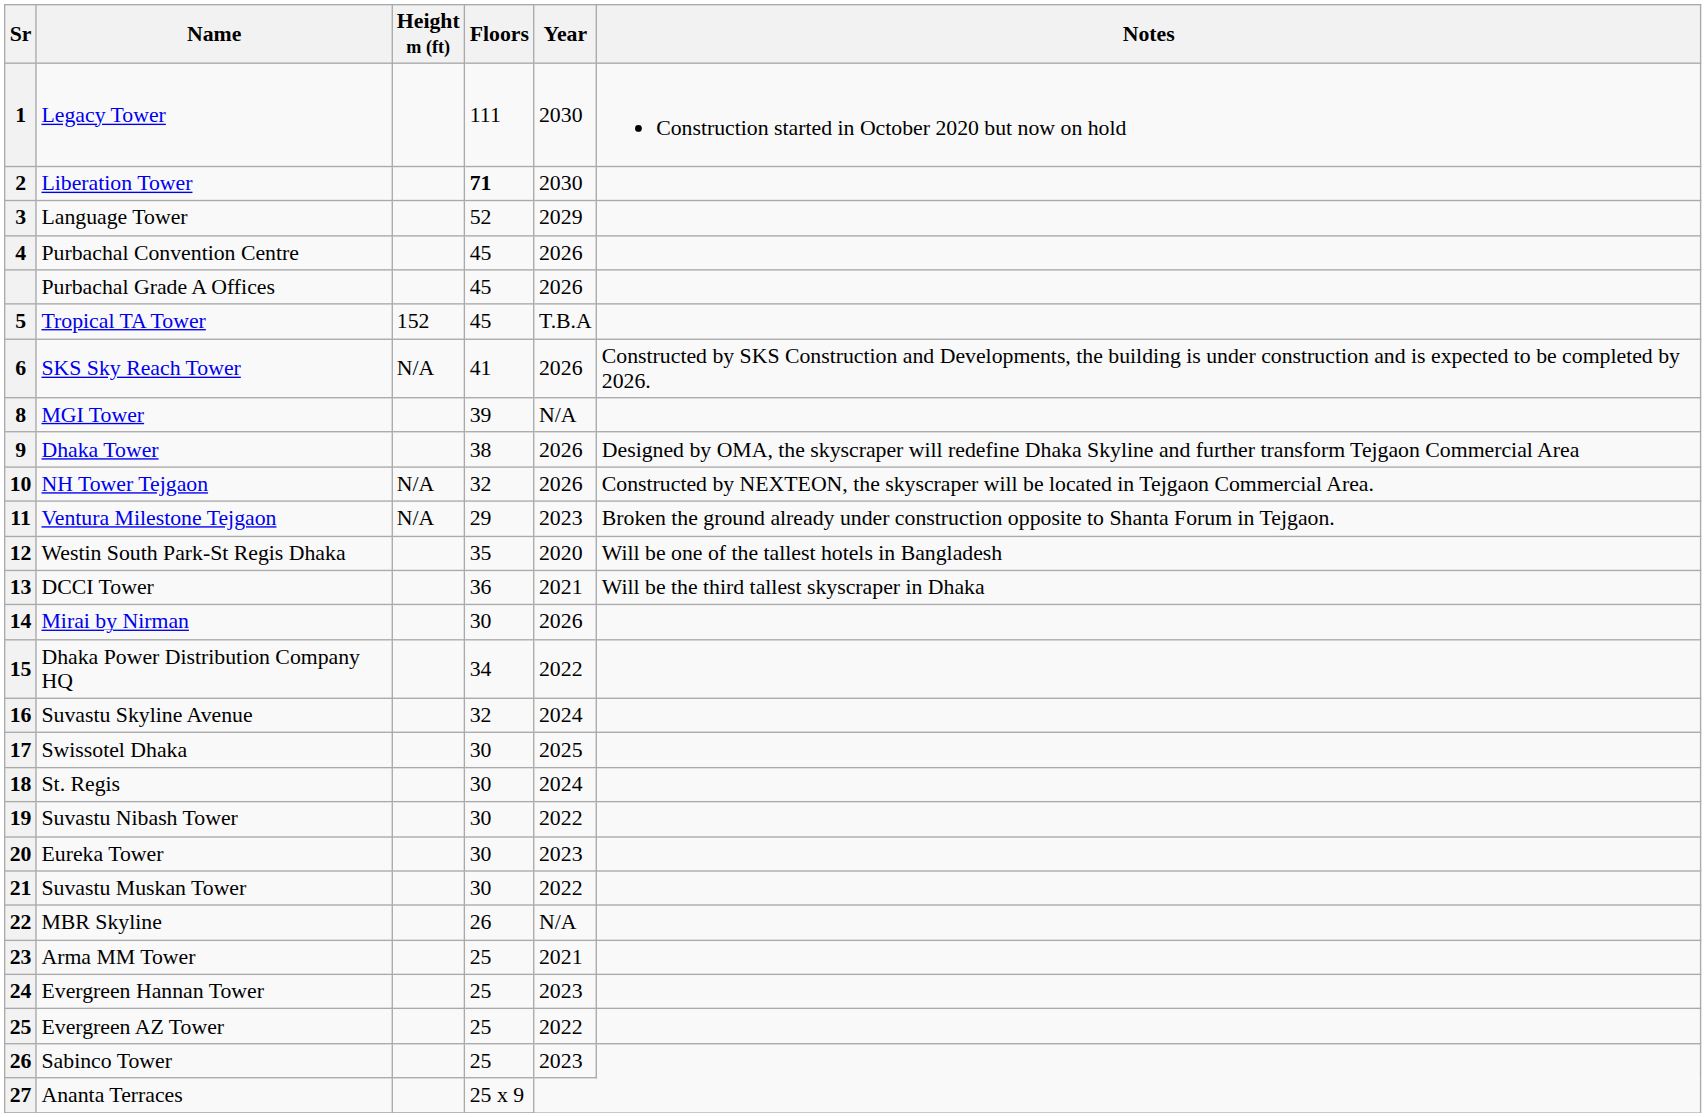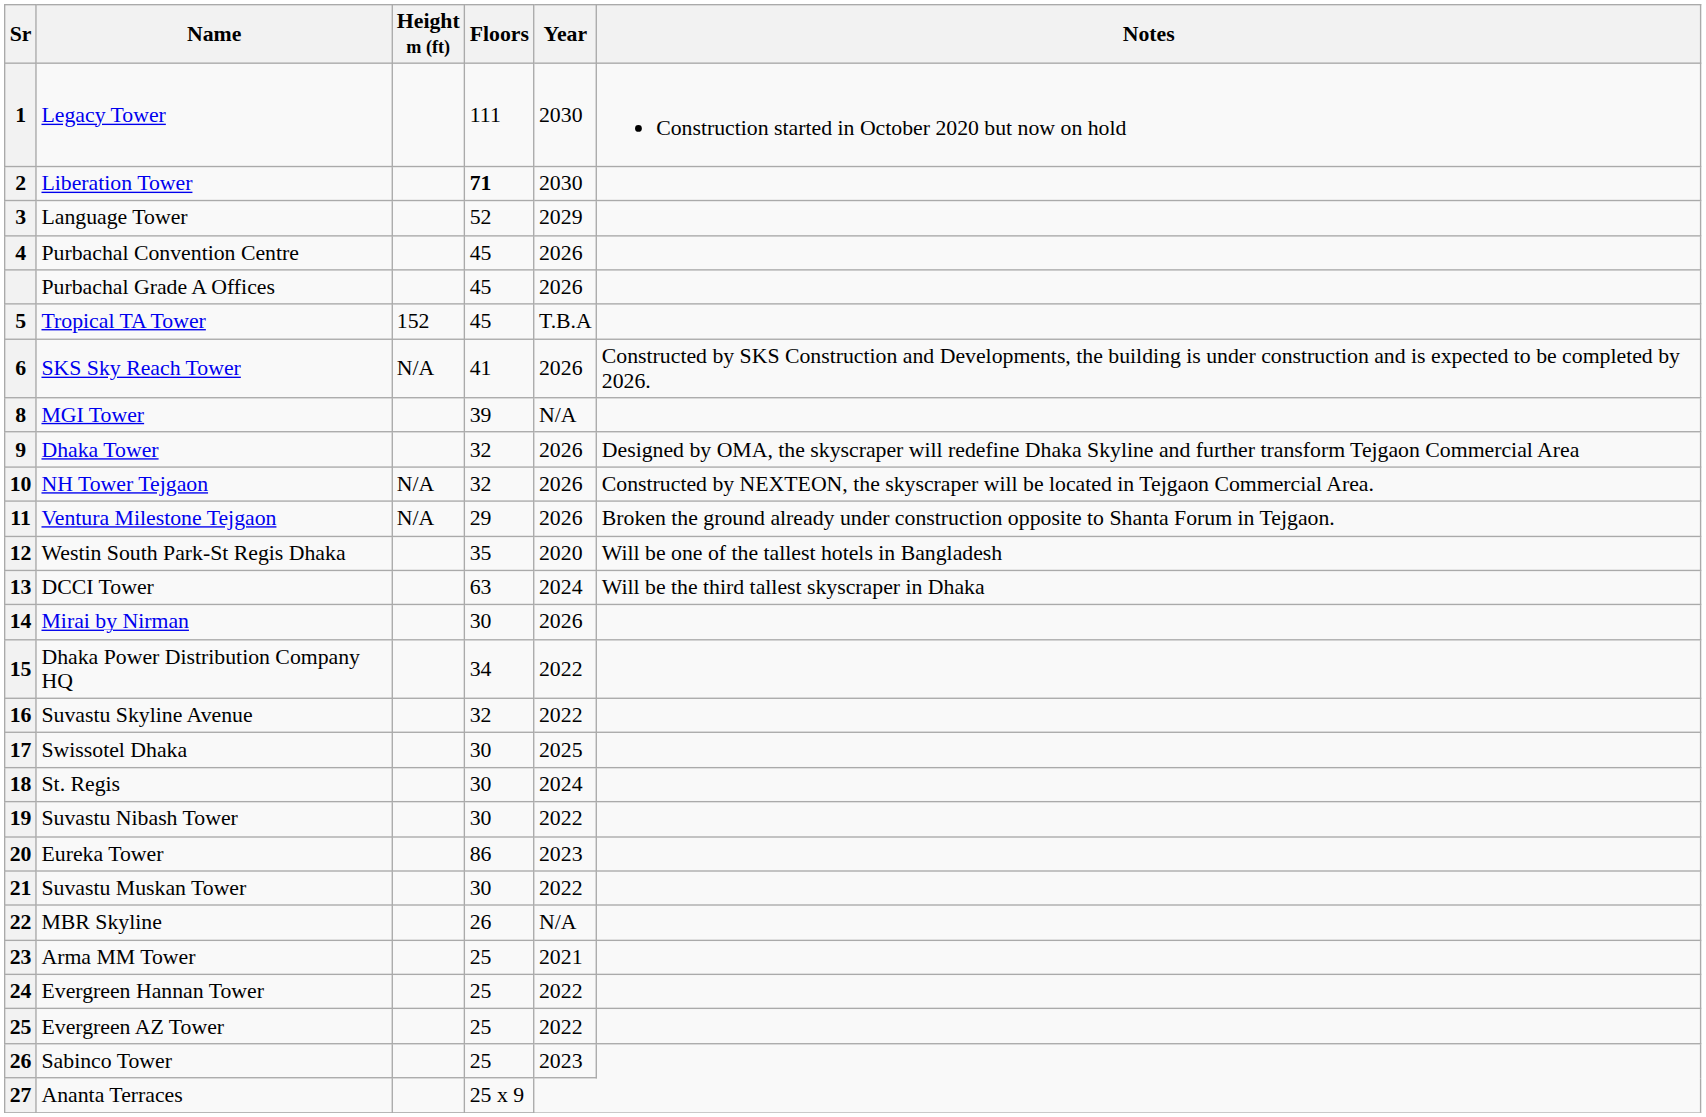(481, 449) 38 -> (481, 449) 32
(561, 518) 2023 -> (561, 518) 2026
(481, 587) 36 -> (481, 587) 63
(561, 587) 2021 -> (561, 587) 2024
(561, 715) 2024 -> (561, 715) 2022
(481, 853) 30 -> (481, 853) 86
(561, 991) 2023 -> (561, 991) 2022
